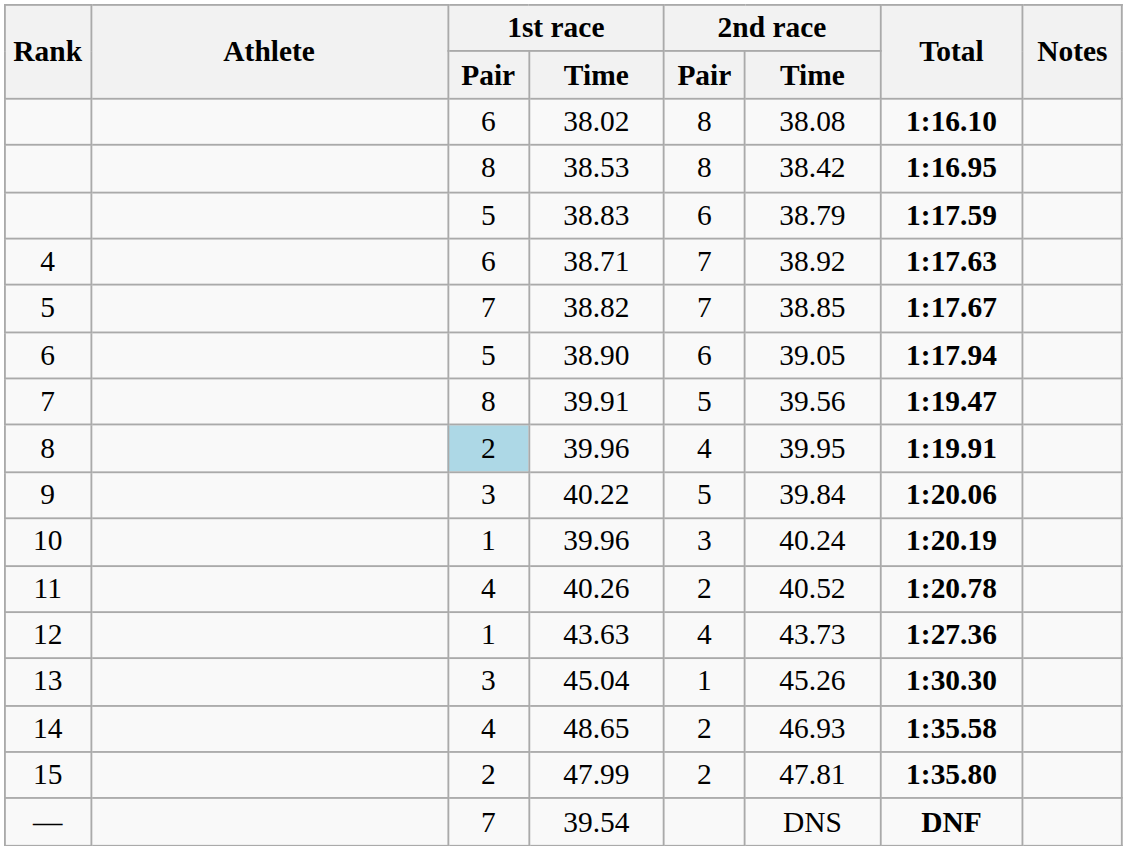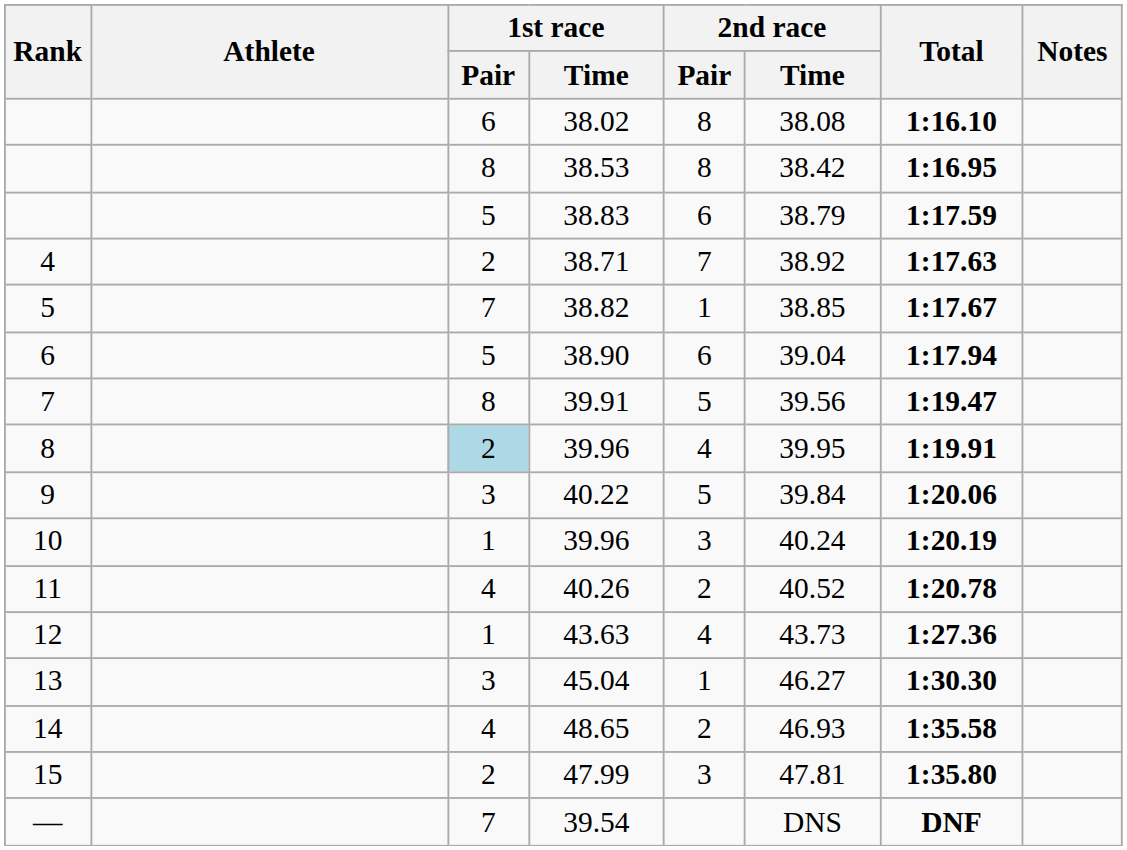(488, 261) 6 -> (488, 261) 2
(704, 307) 7 -> (704, 307) 1
(812, 354) 39.05 -> (812, 354) 39.04
(812, 681) 45.26 -> (812, 681) 46.27
(704, 774) 2 -> (704, 774) 3
